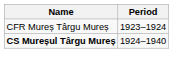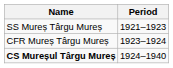+ row: (54, 27)
